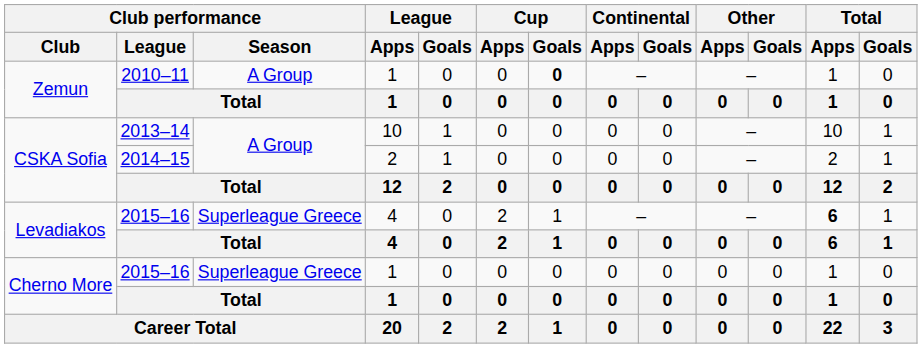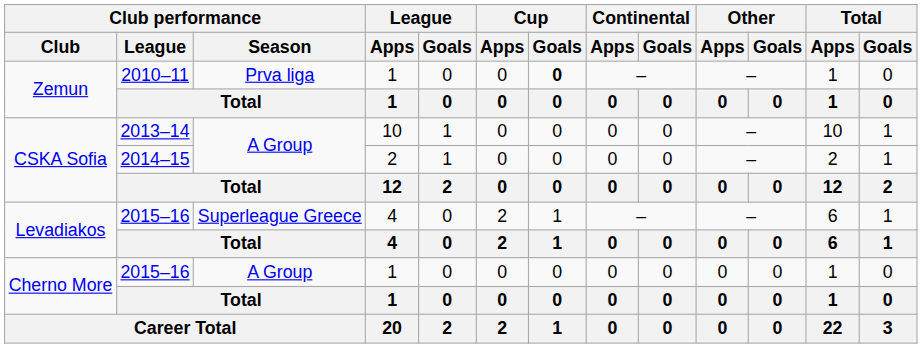(280, 74) A Group -> (280, 74) Prva liga
(833, 215) bold -> (833, 215) normal
(280, 272) Superleague Greece -> (280, 272) A Group
